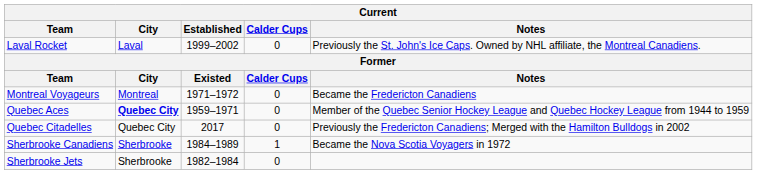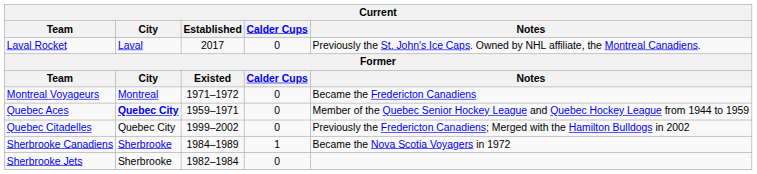(213, 45) 1999–2002 -> (213, 45) 2017
(213, 128) 2017 -> (213, 128) 1999–2002
